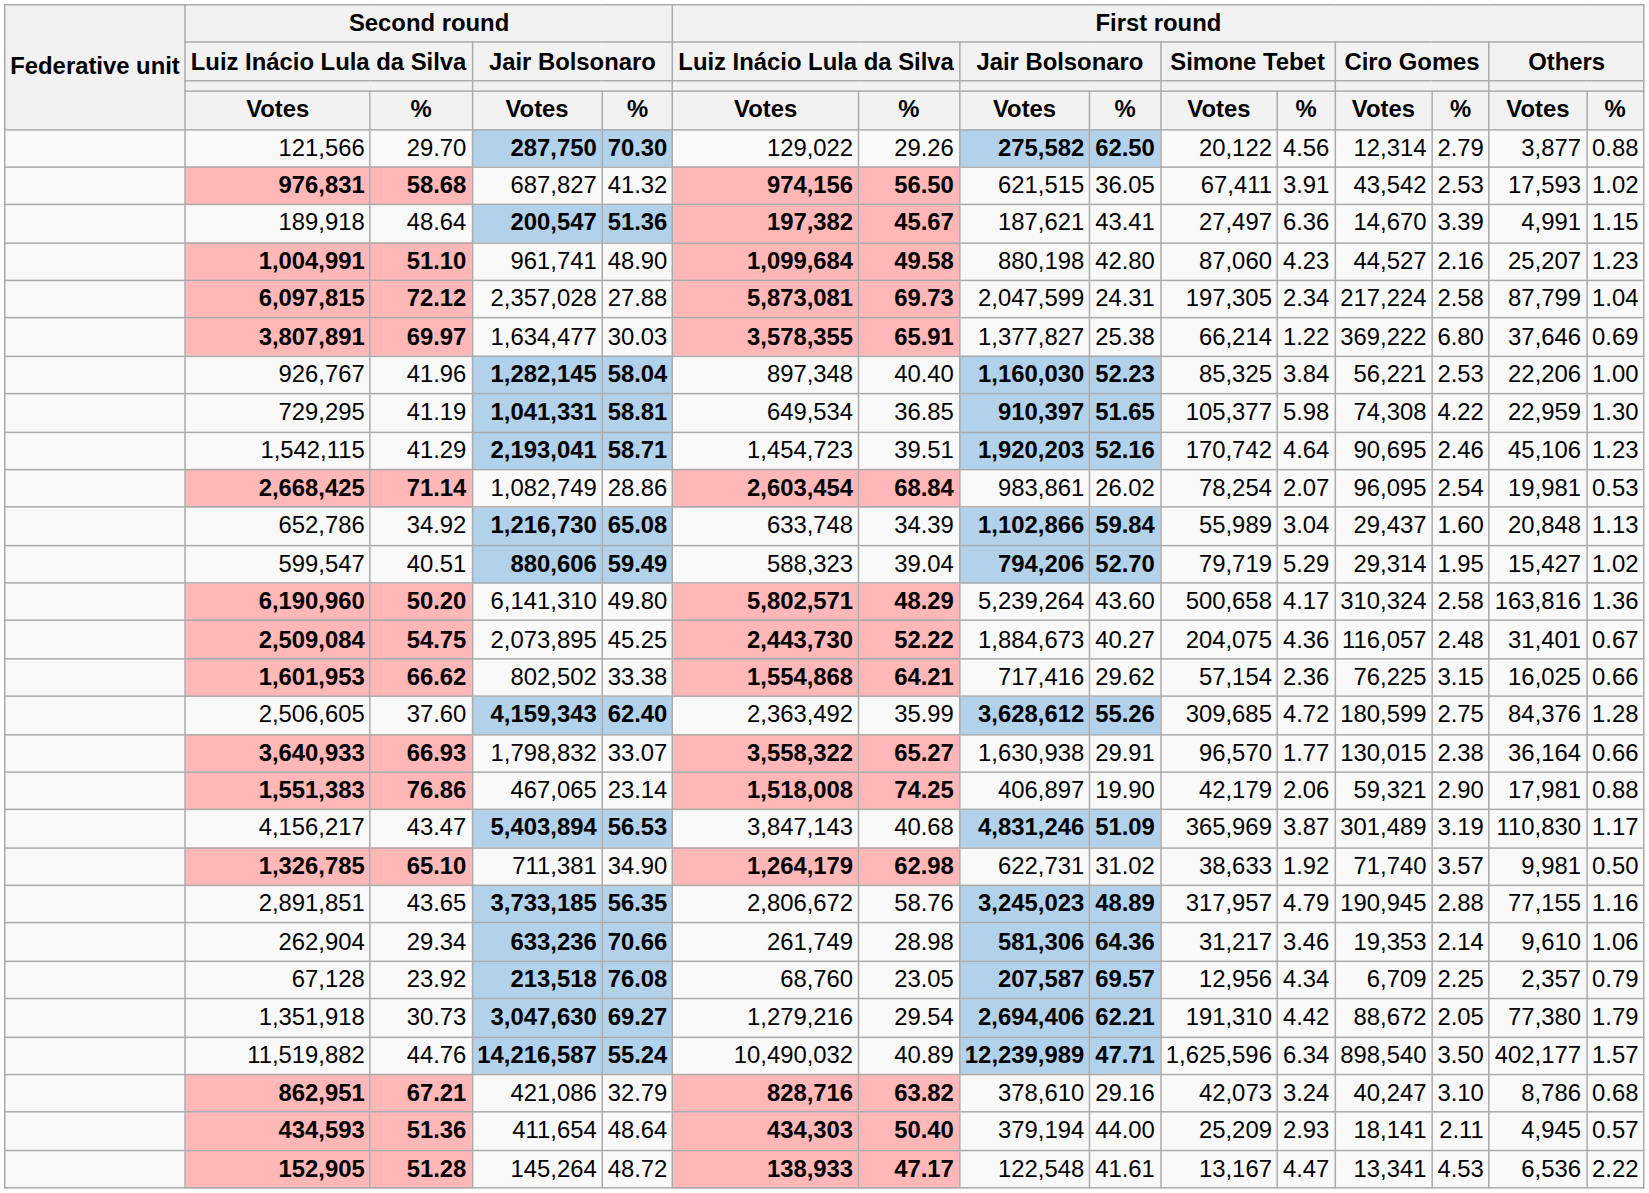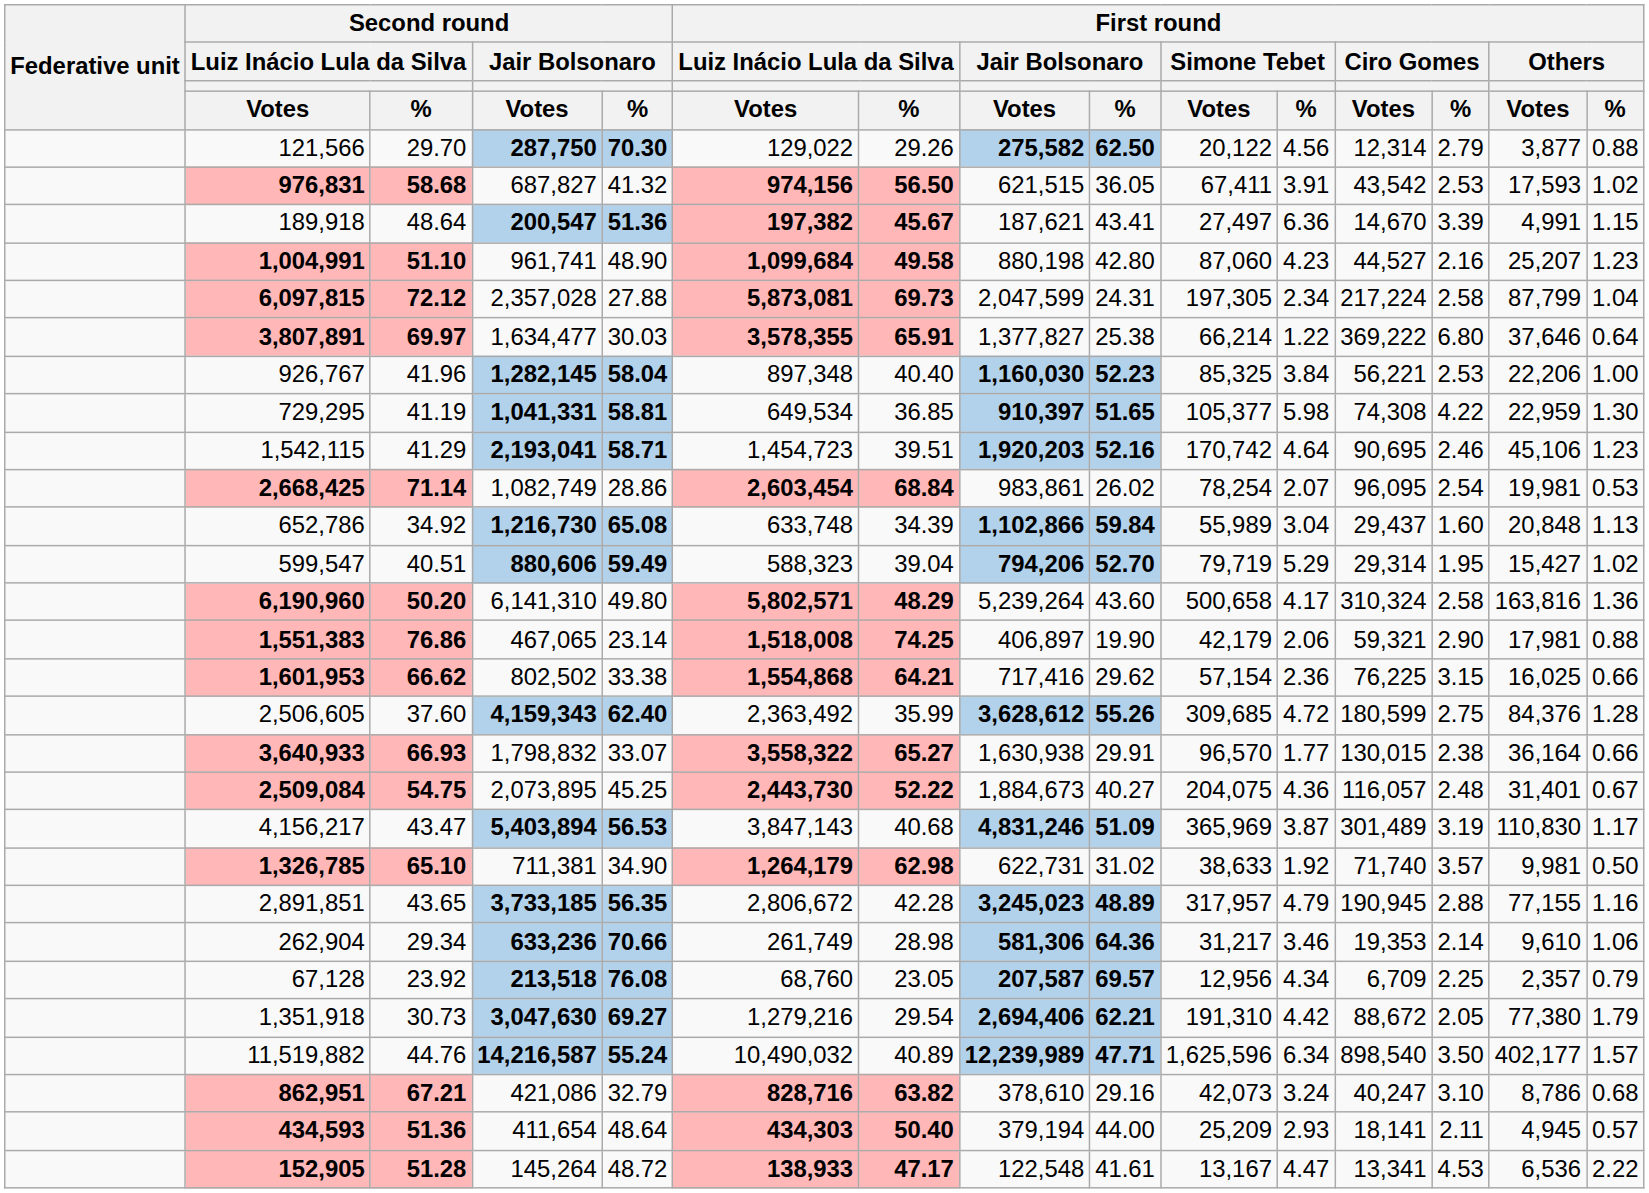(1615, 336) 0.69 -> (1615, 336) 0.64
rows swapped: (312, 639) <-> (312, 790)
(924, 903) 58.76 -> (924, 903) 42.28
